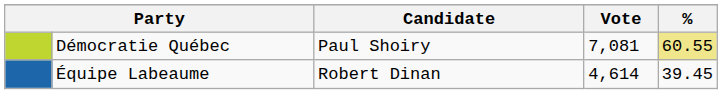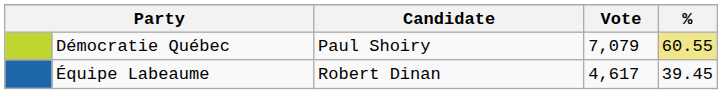(614, 46) 7,081 -> (614, 46) 7,079
(614, 74) 4,614 -> (614, 74) 4,617
